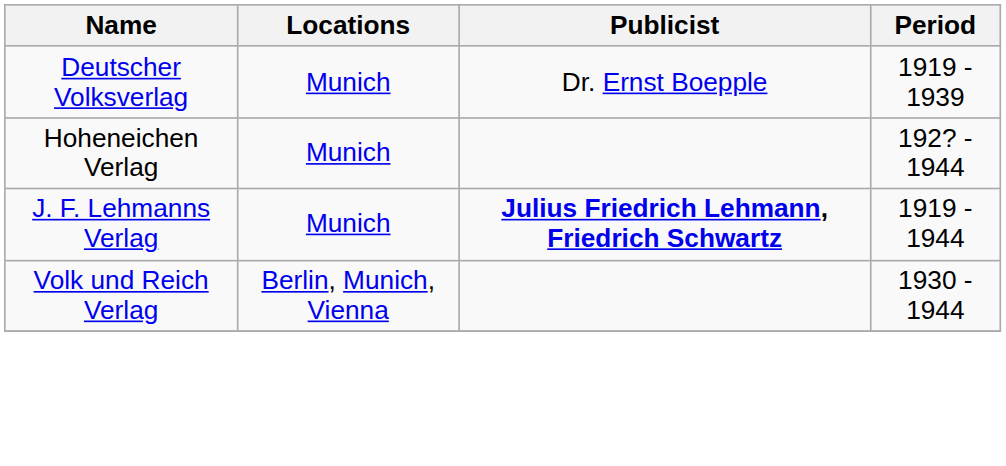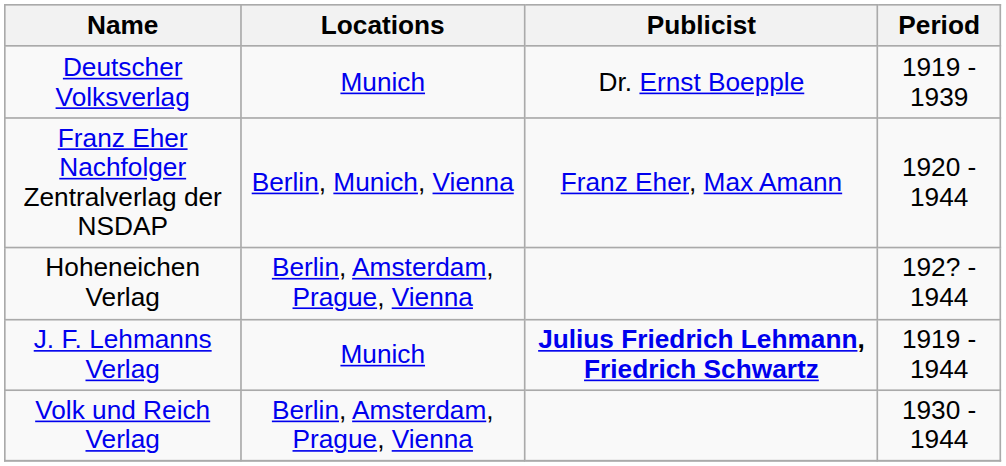+ row: (123, 182)
(348, 152) Munich -> (383, 282) Berlin, Amsterdam, Prague, Vienna
(348, 295) Berlin, Munich, Vienna -> (383, 425) Berlin, Amsterdam, Prague, Vienna
